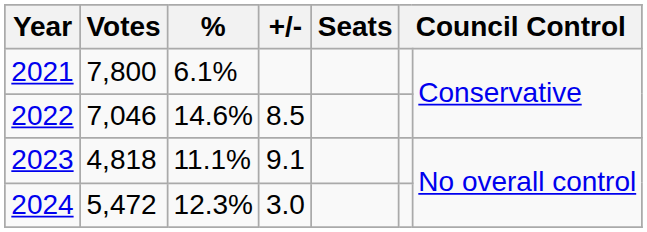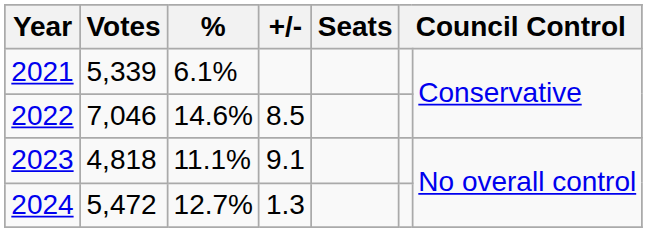(122, 71) 7,800 -> (122, 71) 5,339
(213, 204) 12.3% -> (213, 204) 12.7%
(285, 204) 3.0 -> (285, 204) 1.3
